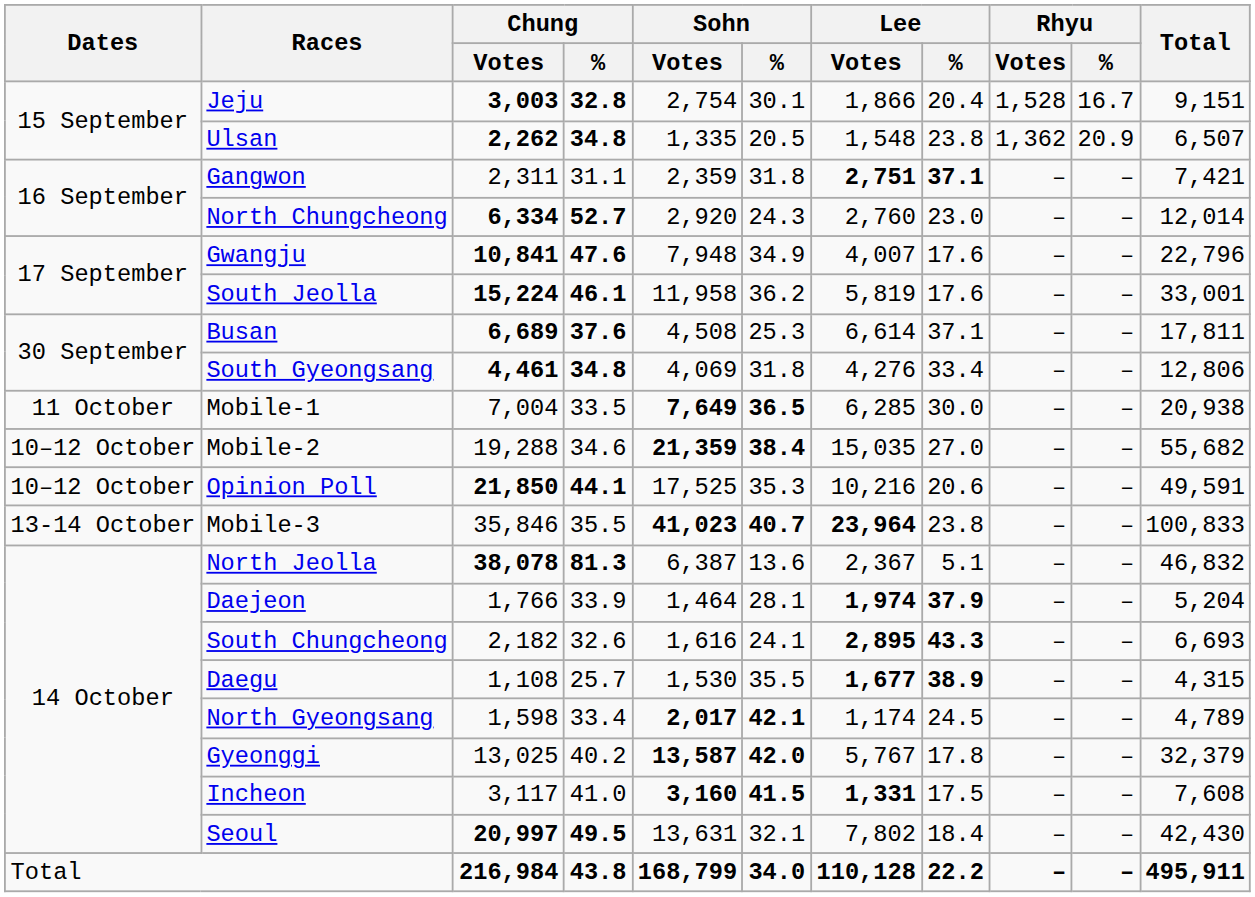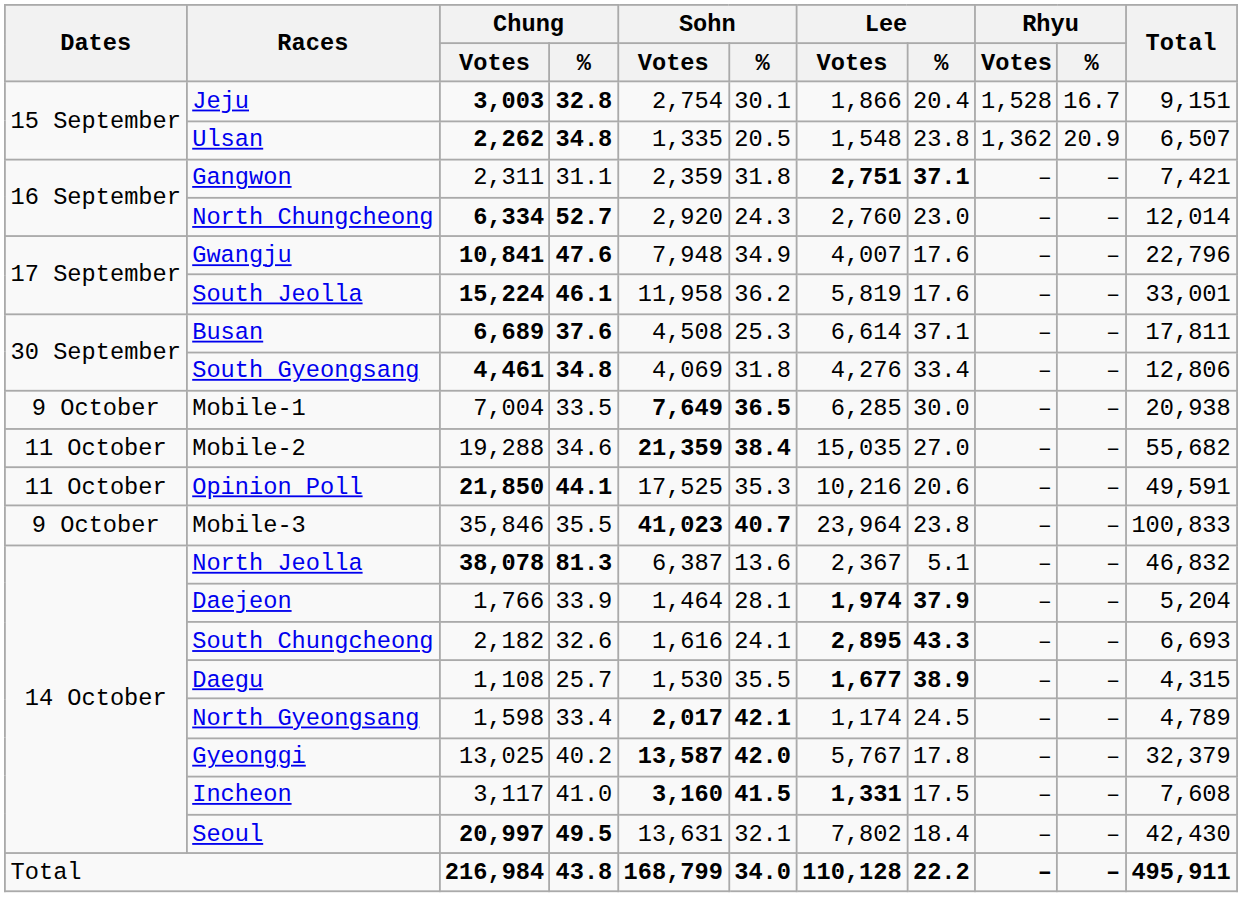(103, 410) 11 October -> (96, 410) 9 October
(103, 448) 10–12 October -> (96, 448) 11 October
(103, 487) 10–12 October -> (96, 487) 11 October
(103, 525) 13-14 October -> (96, 525) 9 October
(873, 525) bold -> (859, 525) normal
